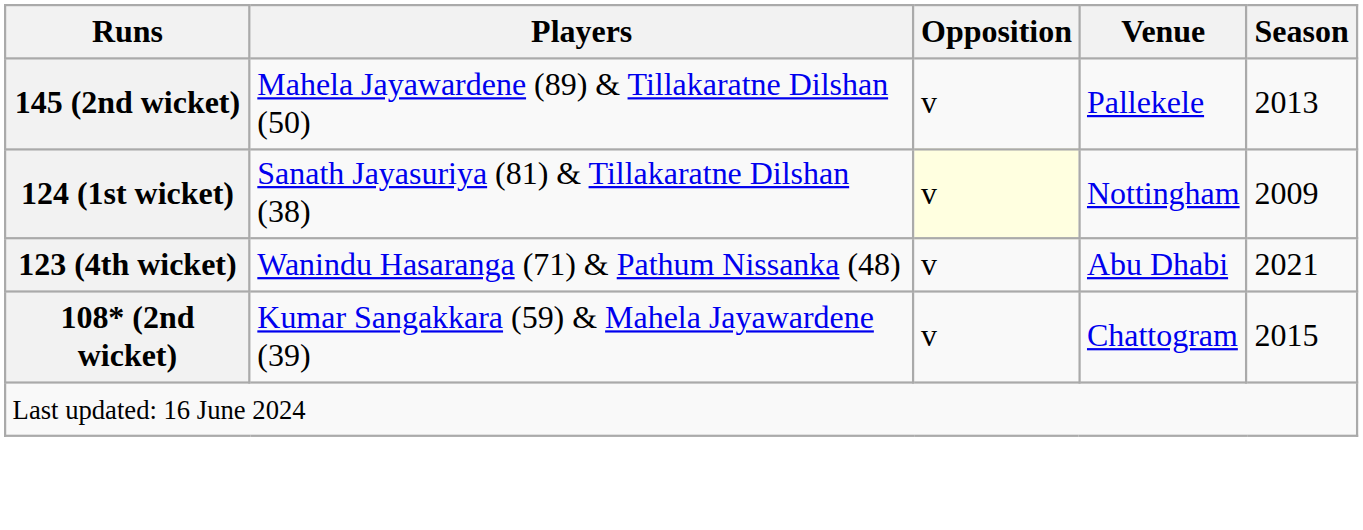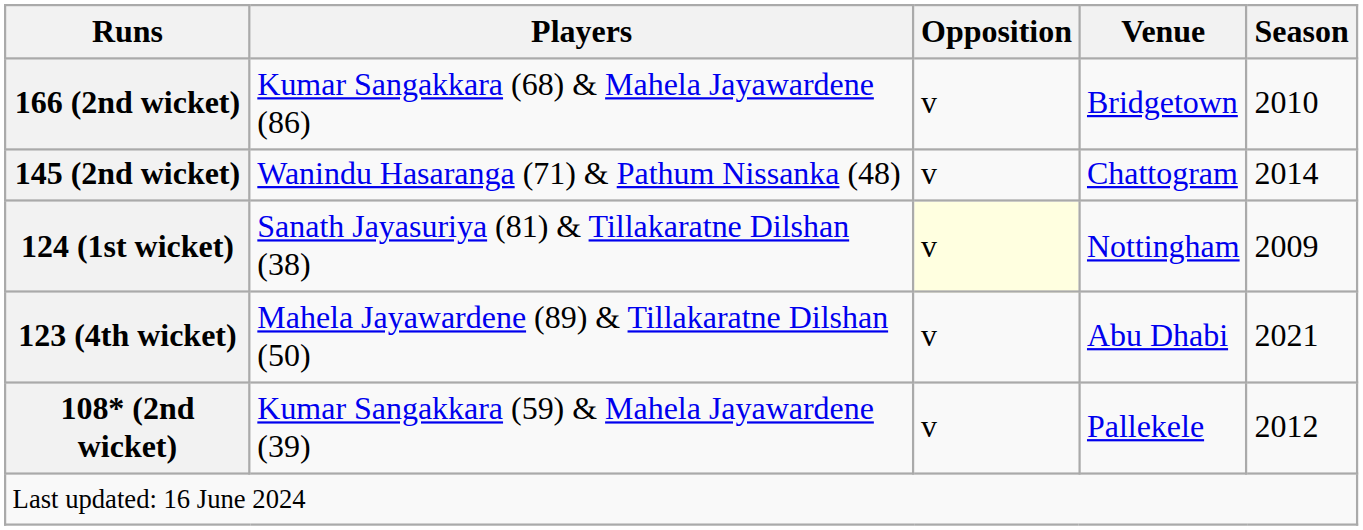+ row: (127, 102)
(573, 102) Mahela Jayawardene (89) & Tillakaratne Dilshan (50) -> (579, 174) Wanindu Hasaranga (71) & Pathum Nissanka (48)
(1146, 102) Pallekele -> (1162, 174) Chattogram
(1287, 102) 2013 -> (1287, 174) 2014
(579, 264) Wanindu Hasaranga (71) & Pathum Nissanka (48) -> (573, 336) Mahela Jayawardene (89) & Tillakaratne Dilshan (50)
(1162, 336) Chattogram -> (1146, 426) Pallekele
(1287, 336) 2015 -> (1287, 426) 2012
